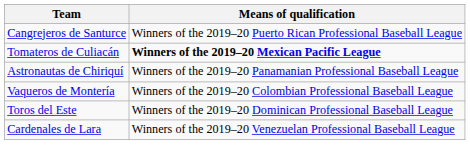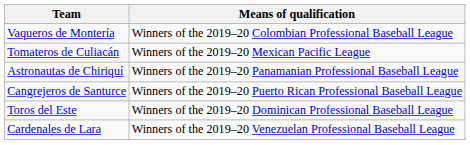rows swapped: (61, 91) <-> (67, 33)
(256, 52) bold -> (251, 52) normal
